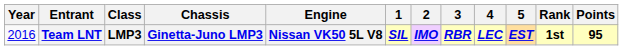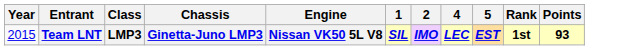- column: (458, 15)
(21, 35) 2016 -> (21, 35) 2015
(596, 35) 95 -> (562, 35) 93
